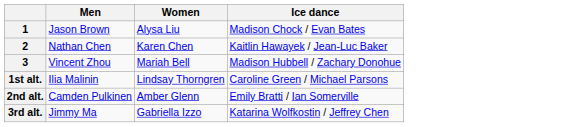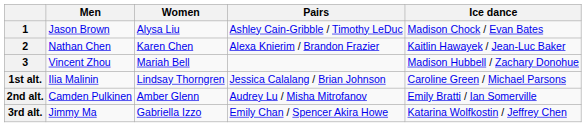+ column: (316, 12)
